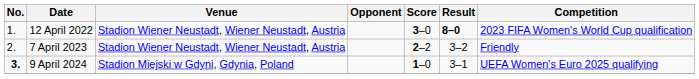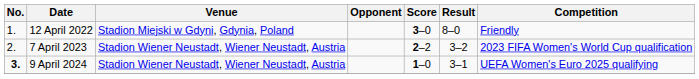(222, 30) Stadion Wiener Neustadt, Wiener Neustadt, Austria -> (196, 30) Stadion Miejski w Gdyni, Gdynia, Poland
(451, 30) bold -> (451, 30) normal
(586, 30) 2023 FIFA Women's World Cup qualification -> (500, 30) Friendly
(500, 47) Friendly -> (586, 47) 2023 FIFA Women's World Cup qualification
(196, 64) Stadion Miejski w Gdyni, Gdynia, Poland -> (222, 64) Stadion Wiener Neustadt, Wiener Neustadt, Austria
